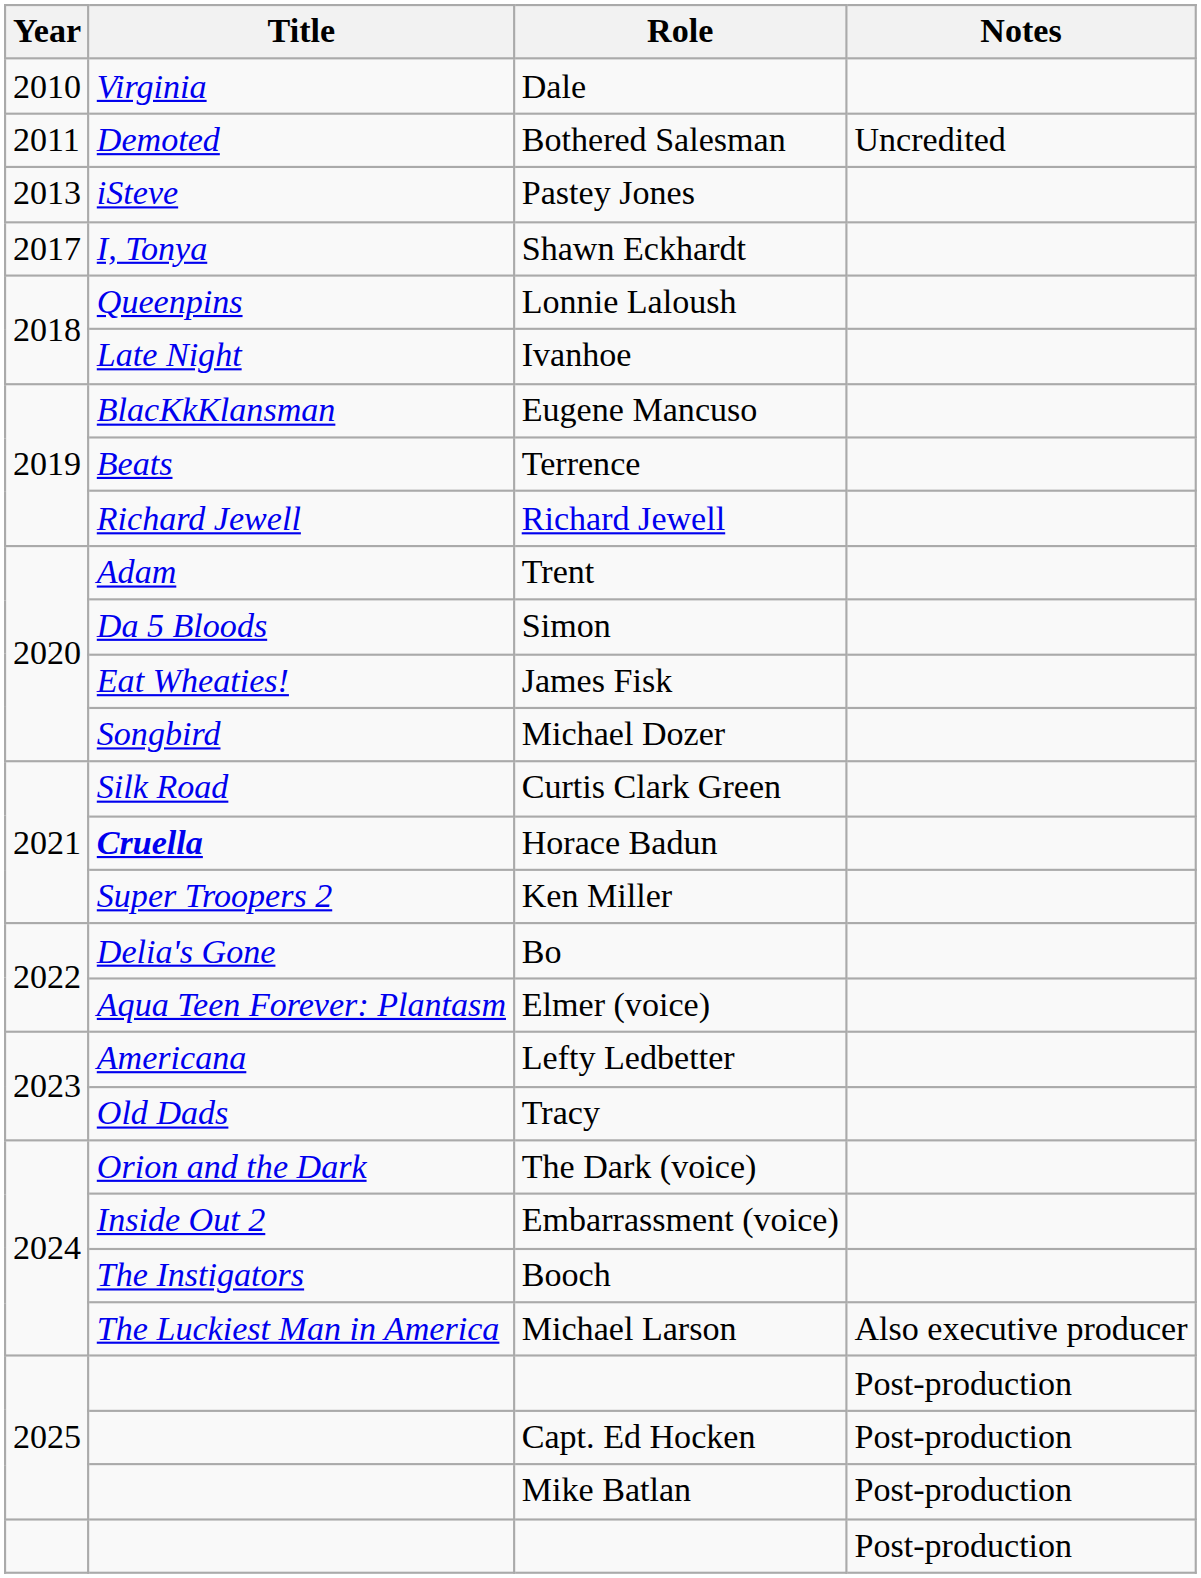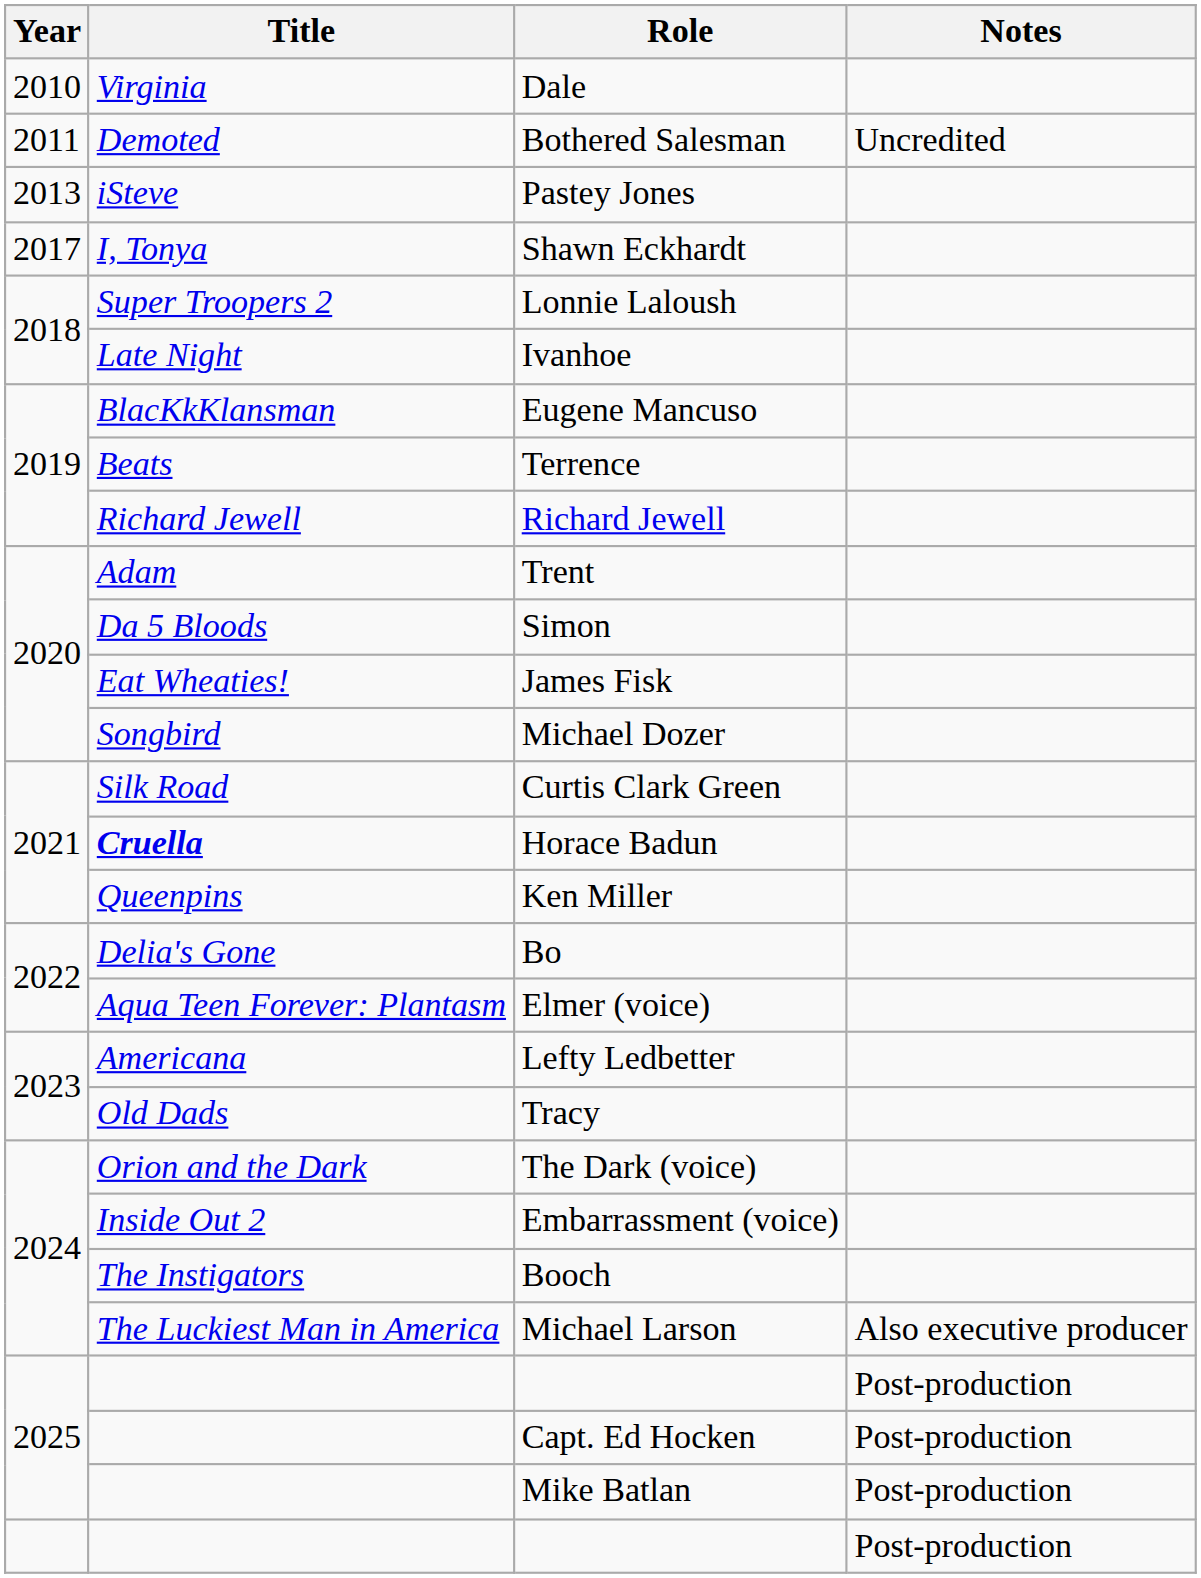(170, 301) Queenpins -> (215, 301) Super Troopers 2
(215, 896) Super Troopers 2 -> (170, 896) Queenpins
